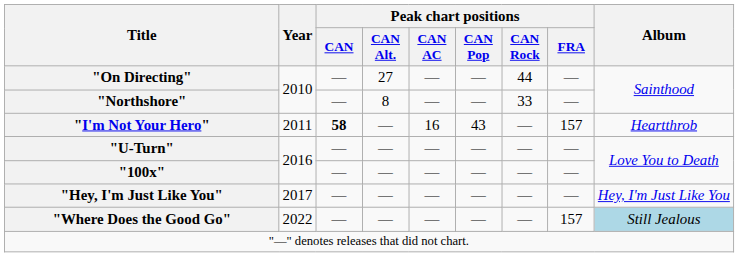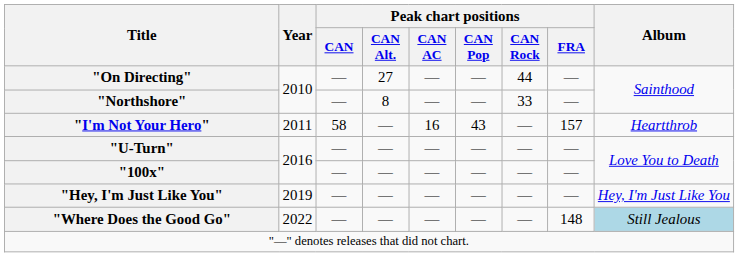(339, 124) bold -> (339, 124) normal
(297, 195) 2017 -> (297, 195) 2019
(571, 219) 157 -> (571, 219) 148
